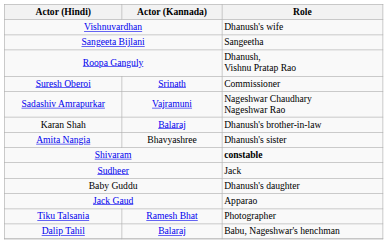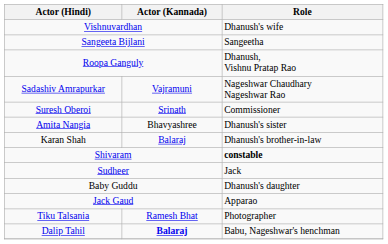rows swapped: (63, 83) <-> (63, 104)
rows swapped: (63, 125) <-> (63, 140)
(172, 231) normal -> (172, 231) bold
